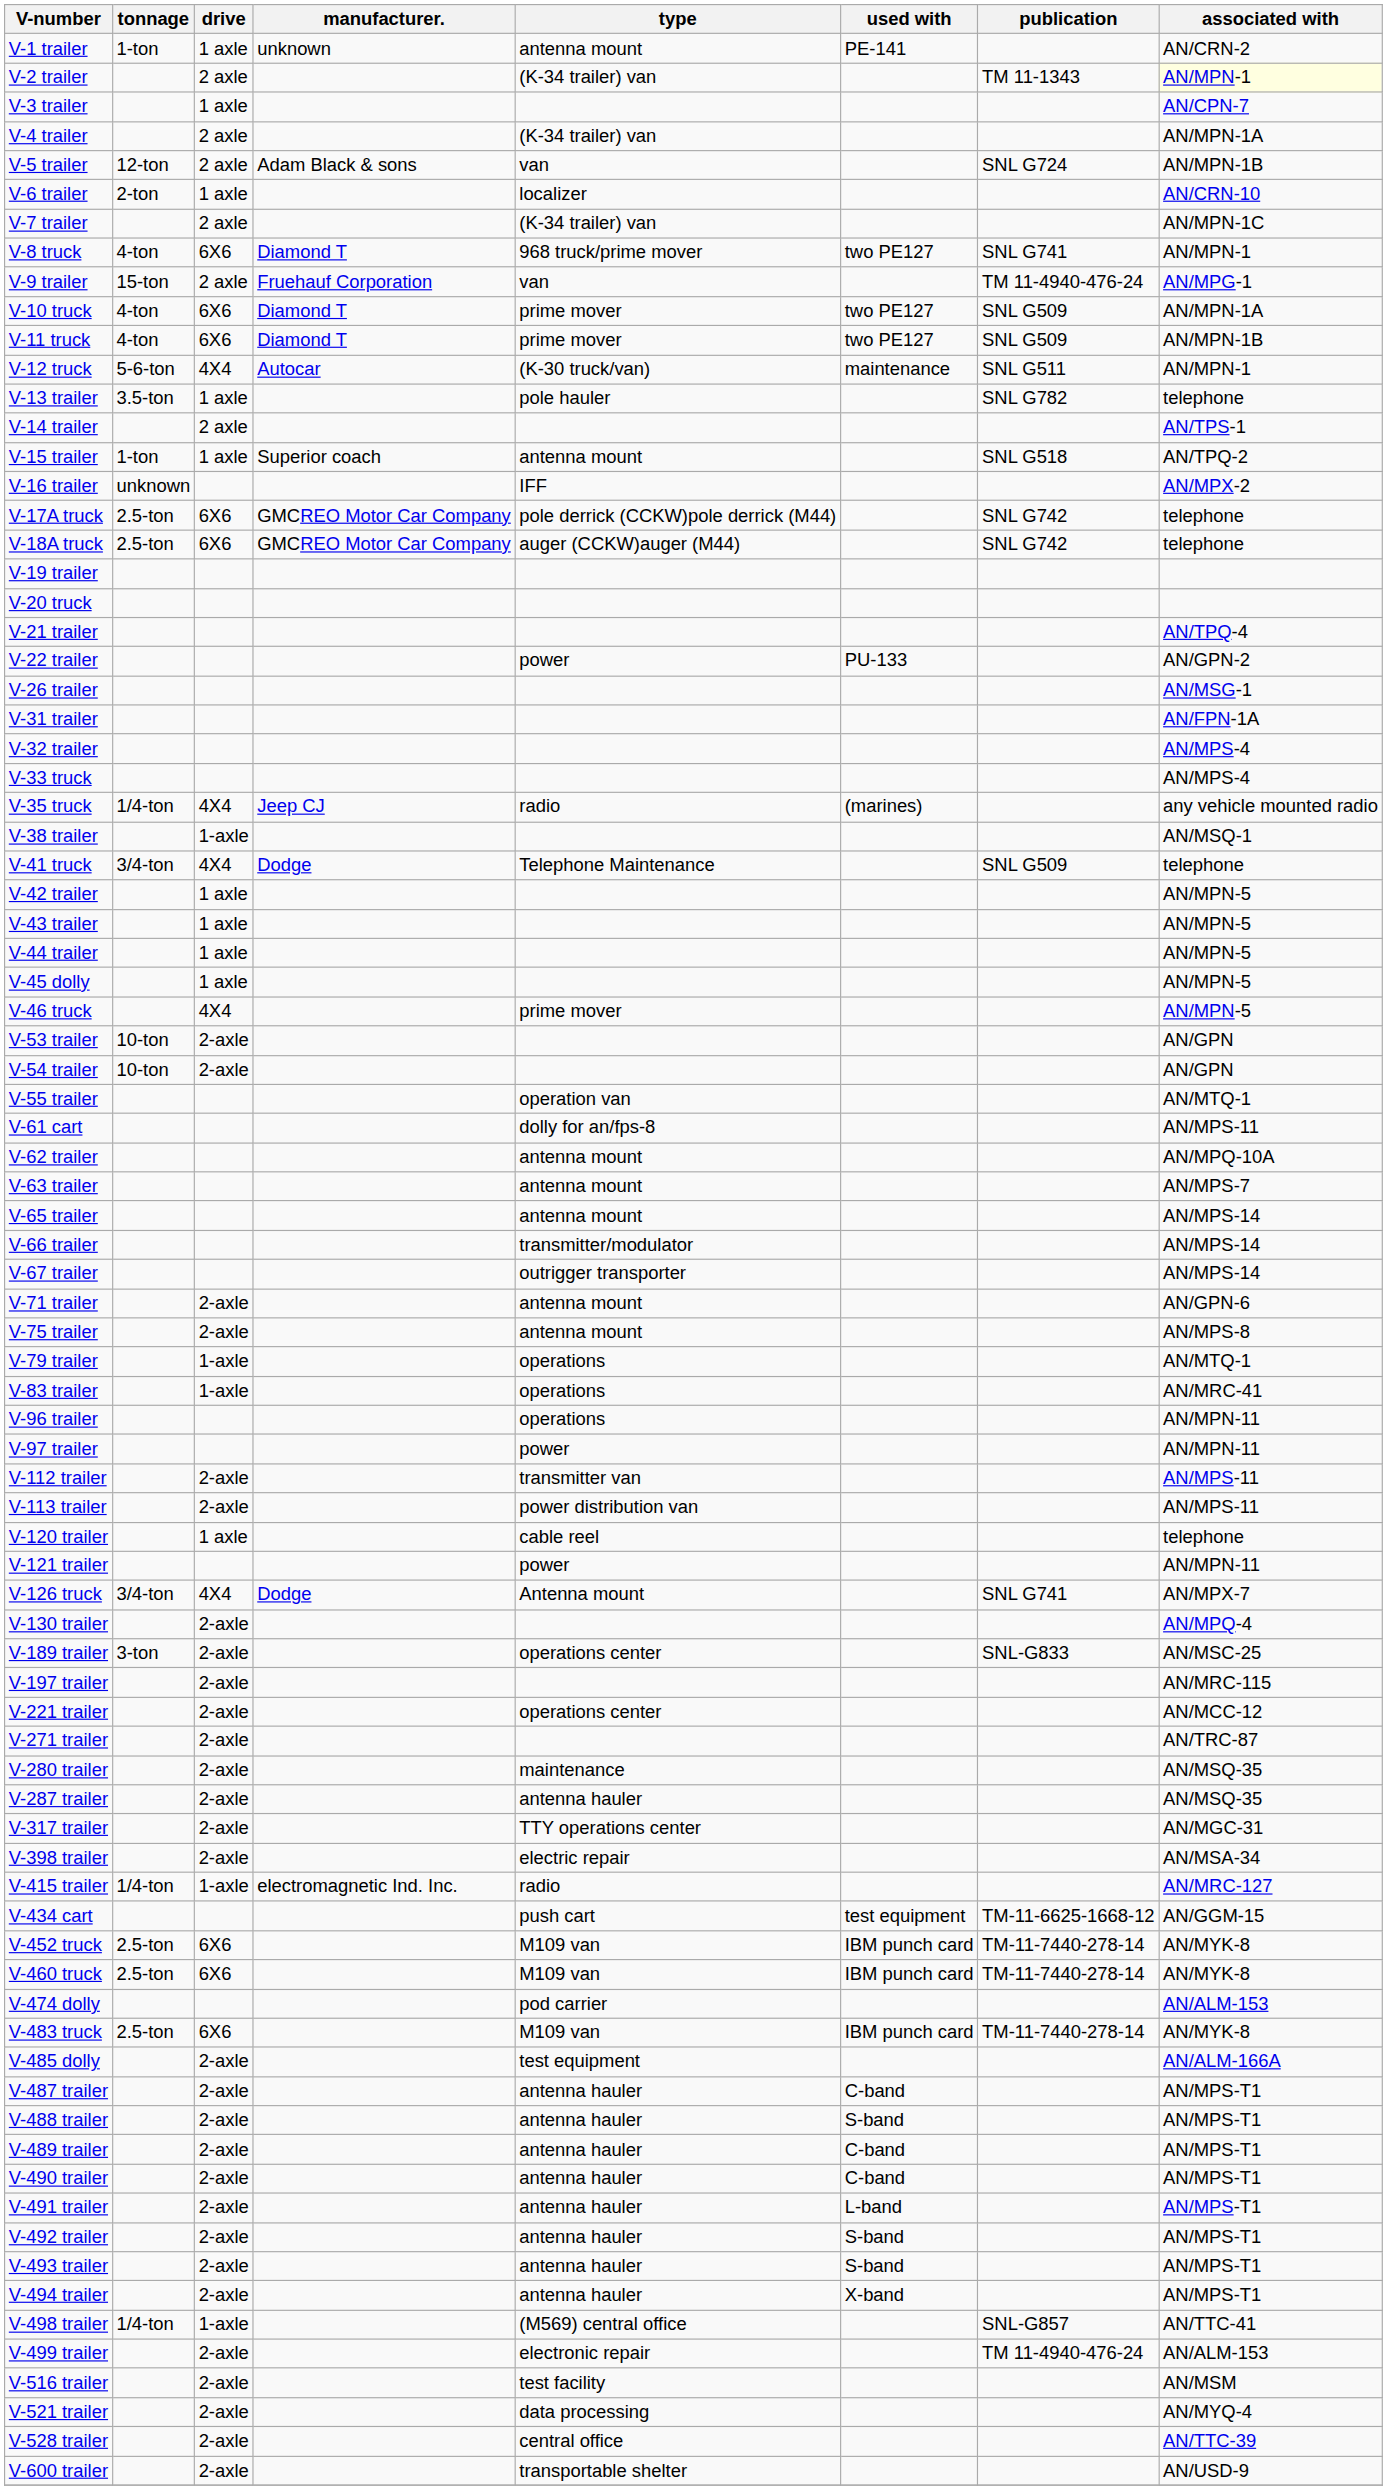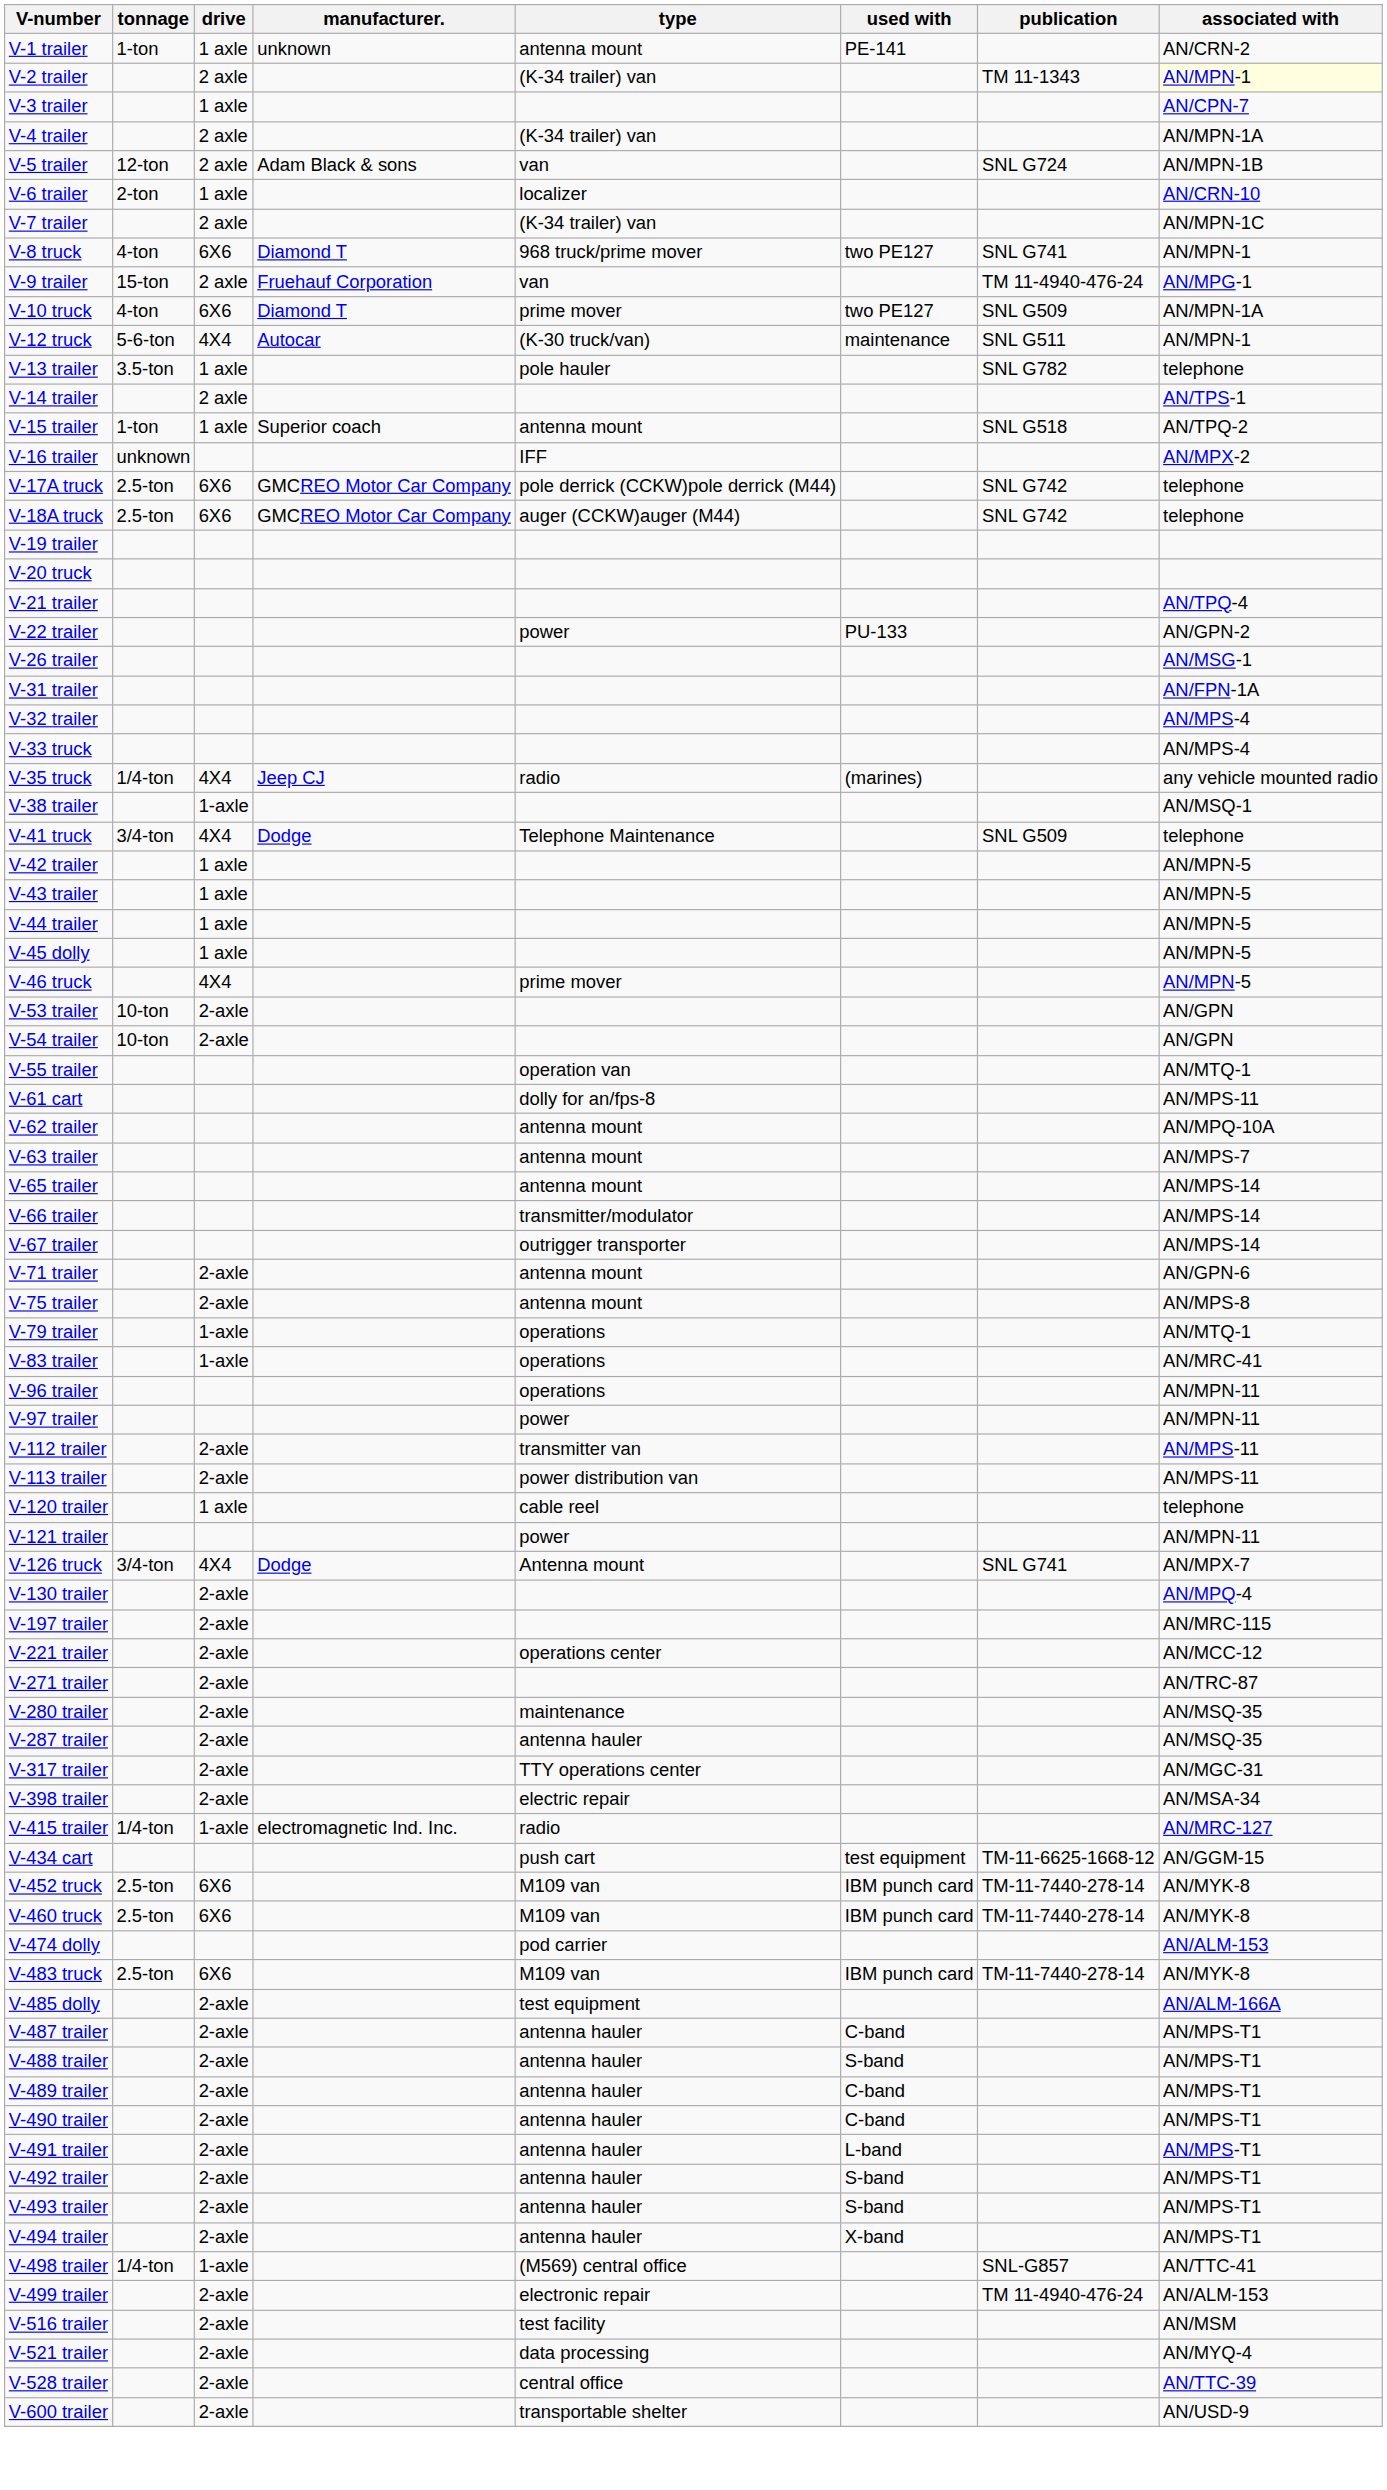- row: (50, 340)
- row: (58, 1653)
